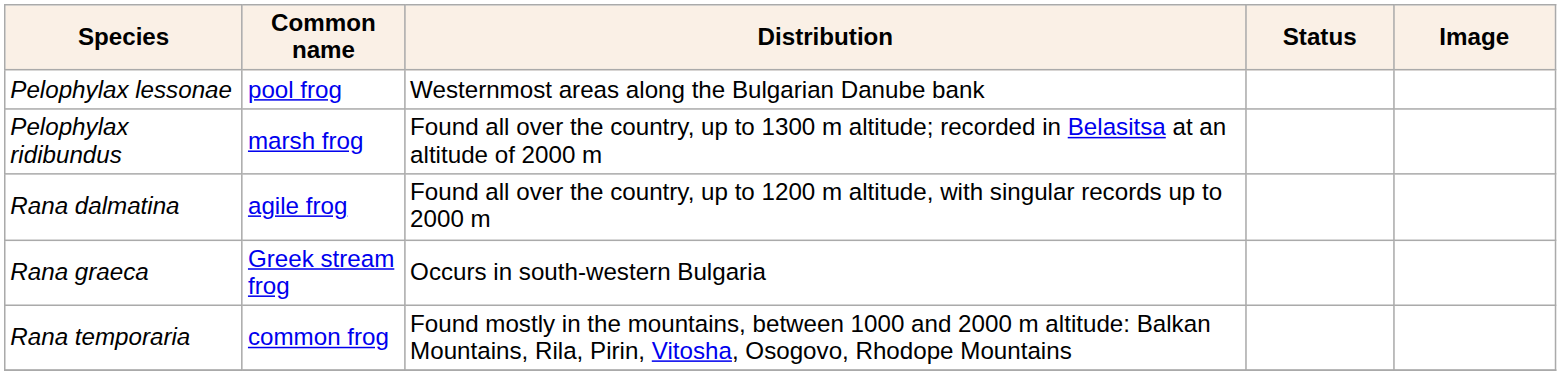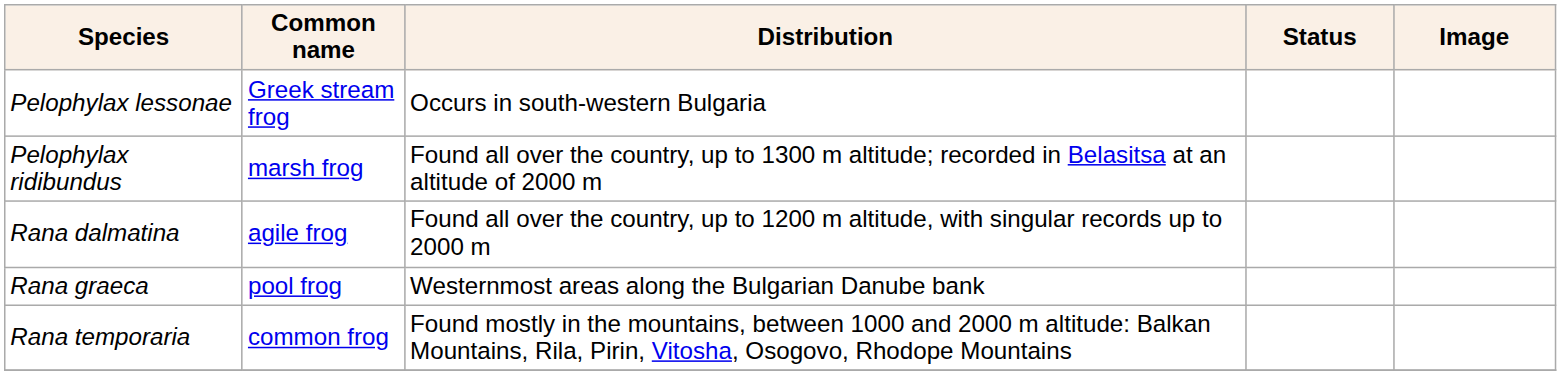(295, 89) pool frog -> (321, 102) Greek stream frog
(697, 89) Westernmost areas along the Bulgarian Danube bank -> (588, 102) Occurs in south-western Bulgaria
(321, 272) Greek stream frog -> (295, 285) pool frog
(588, 272) Occurs in south-western Bulgaria -> (697, 285) Westernmost areas along the Bulgarian Danube bank
